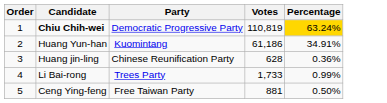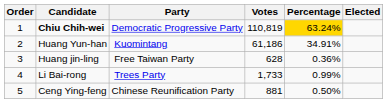+ column: (363, 12)
(173, 59) Chinese Reunification Party -> (153, 59) Free Taiwan Party
(153, 91) Free Taiwan Party -> (173, 91) Chinese Reunification Party
